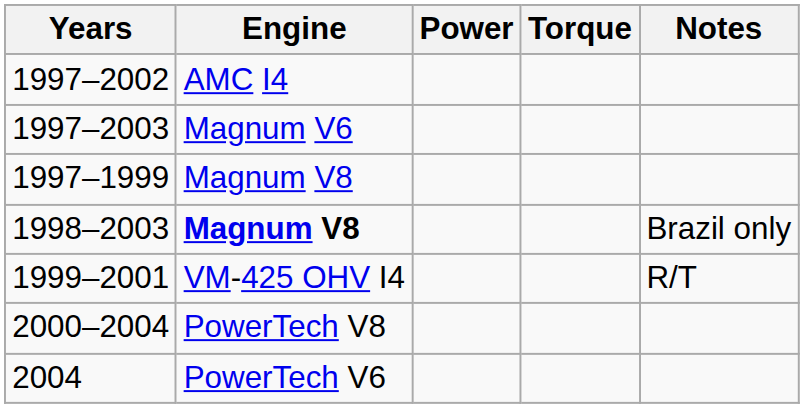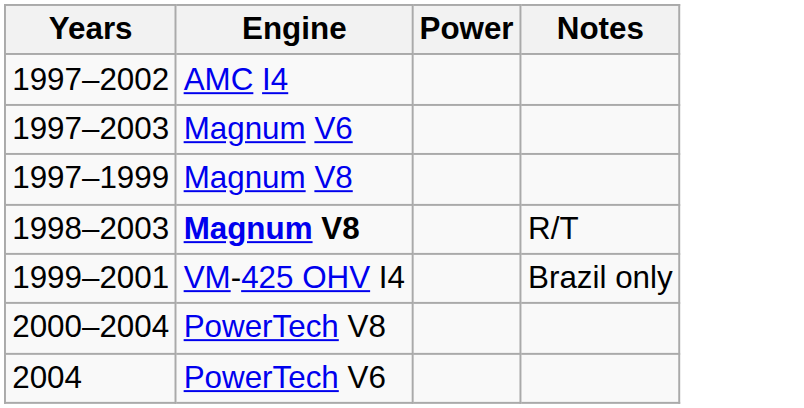- column: (580, 29)
(719, 228) Brazil only -> (553, 228) R/T
(672, 278) R/T -> (600, 278) Brazil only
